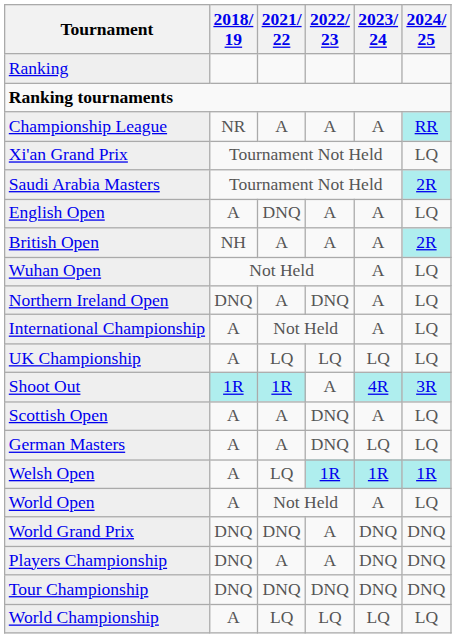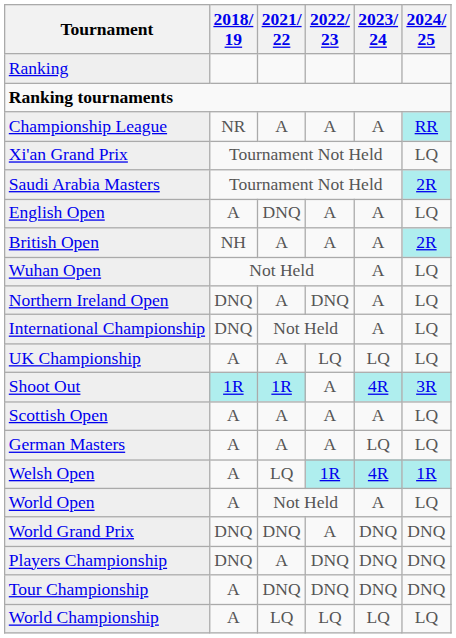(233, 328) A -> (233, 328) DNQ
(282, 357) LQ -> (282, 357) A
(330, 415) DNQ -> (330, 415) A
(330, 444) DNQ -> (330, 444) A
(378, 473) 1R -> (378, 473) 4R
(330, 560) A -> (330, 560) DNQ
(233, 589) DNQ -> (233, 589) A
